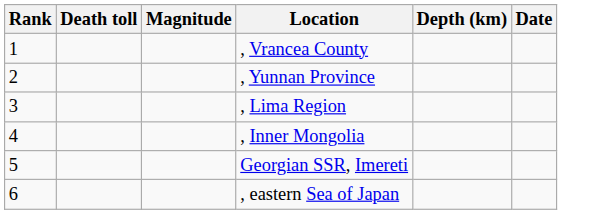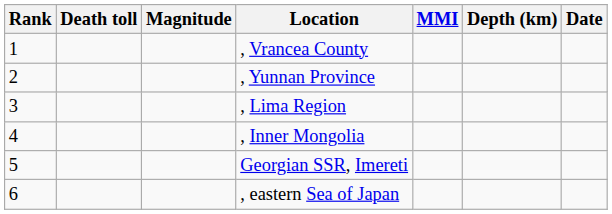+ column: (438, 19)
